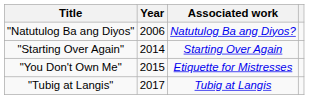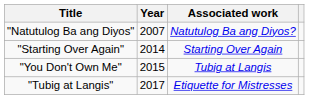(152, 31) 2006 -> (152, 31) 2007
(233, 67) Etiquette for Mistresses -> (233, 67) Tubig at Langis
(233, 85) Tubig at Langis -> (233, 85) Etiquette for Mistresses
